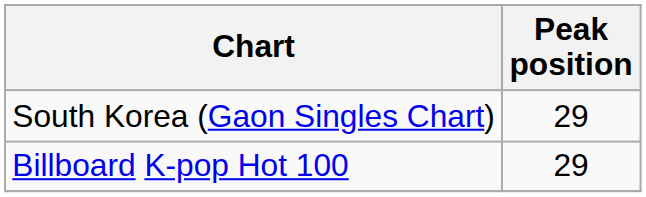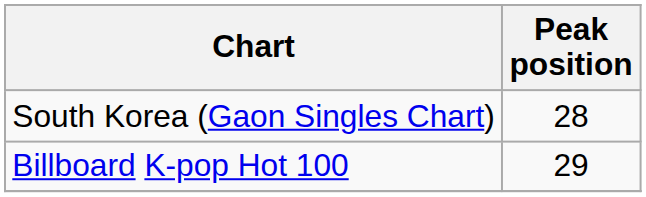(571, 115) 29 -> (571, 115) 28
